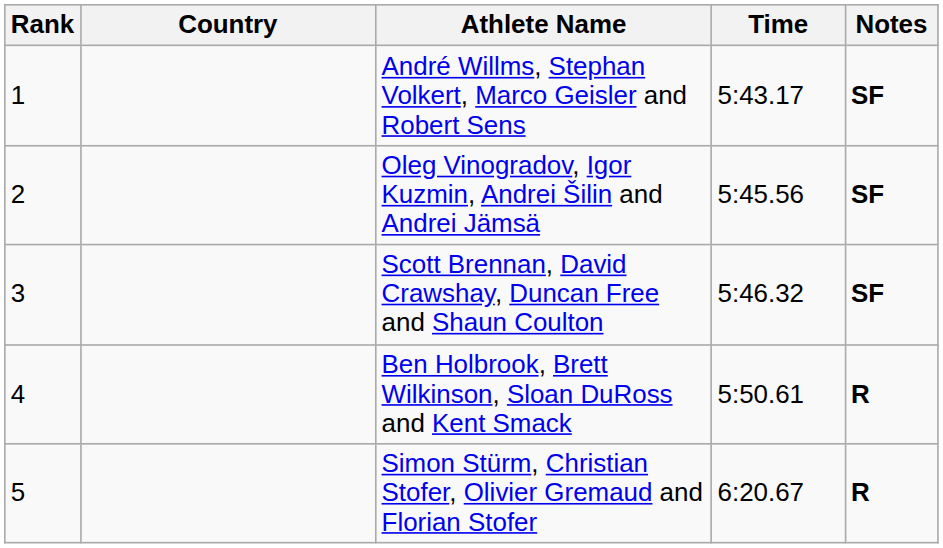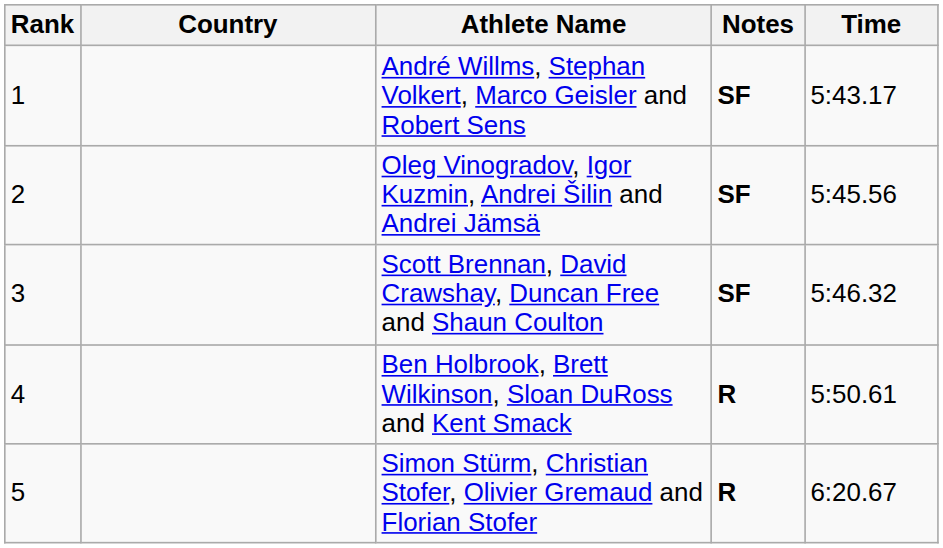columns swapped: (778, 25) <-> (891, 25)
